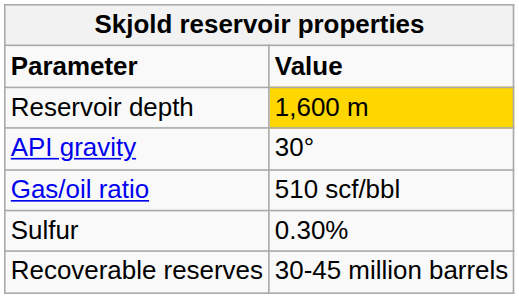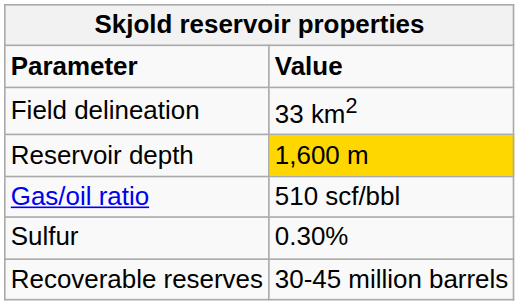+ row: (105, 110)
- row: (73, 148)
